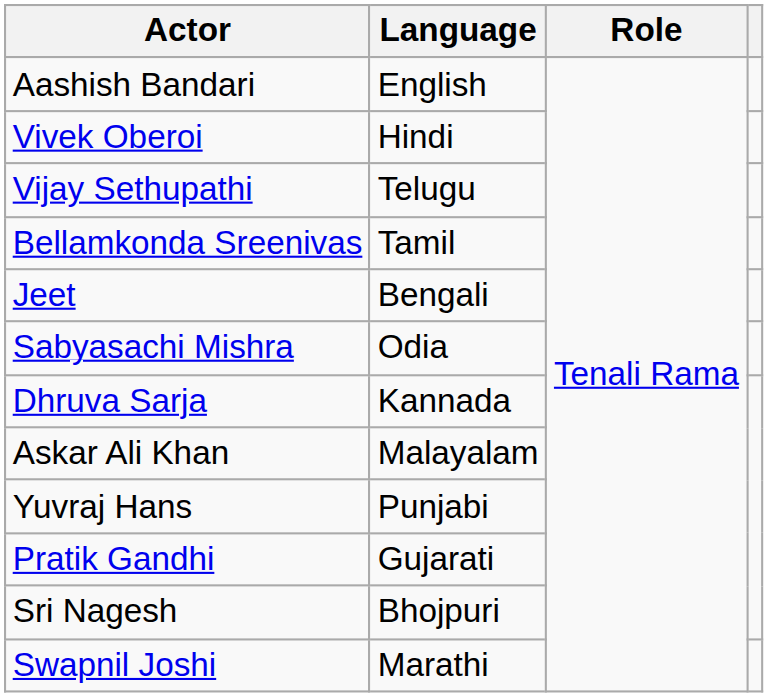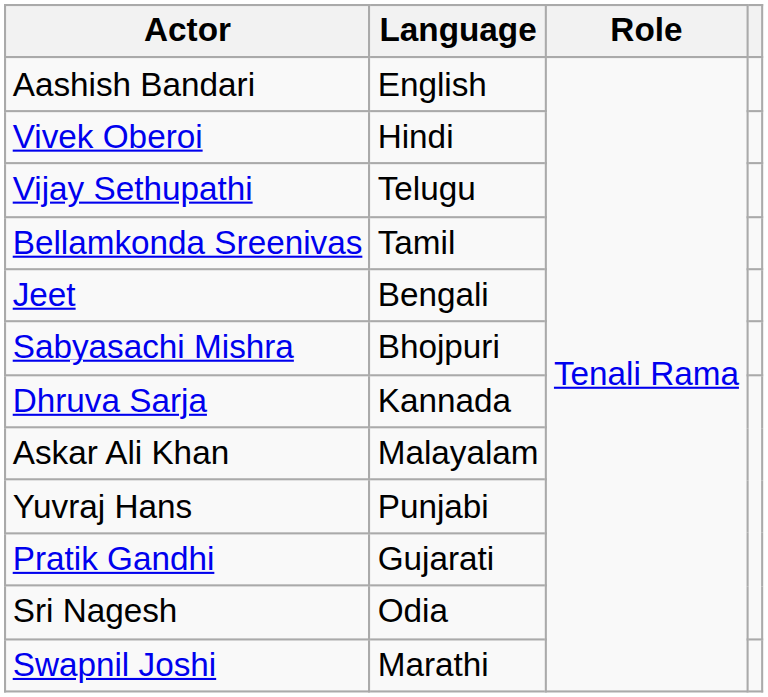(413, 347) Odia -> (439, 347) Bhojpuri
(439, 611) Bhojpuri -> (413, 611) Odia
